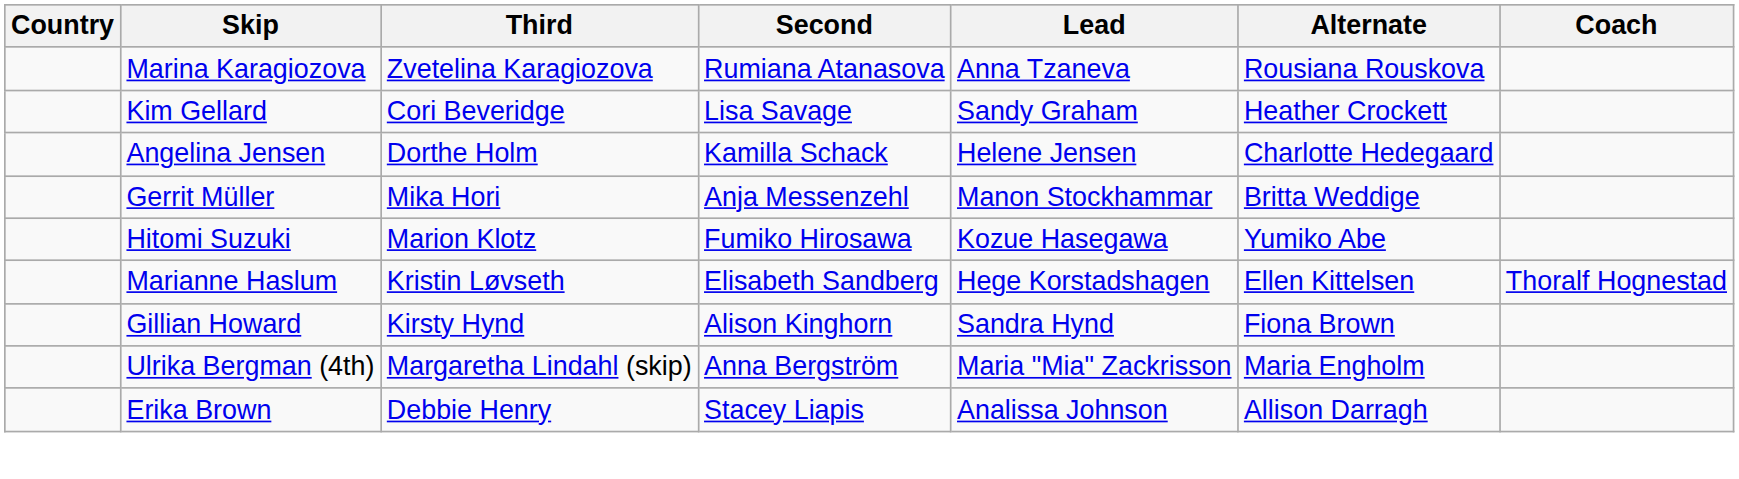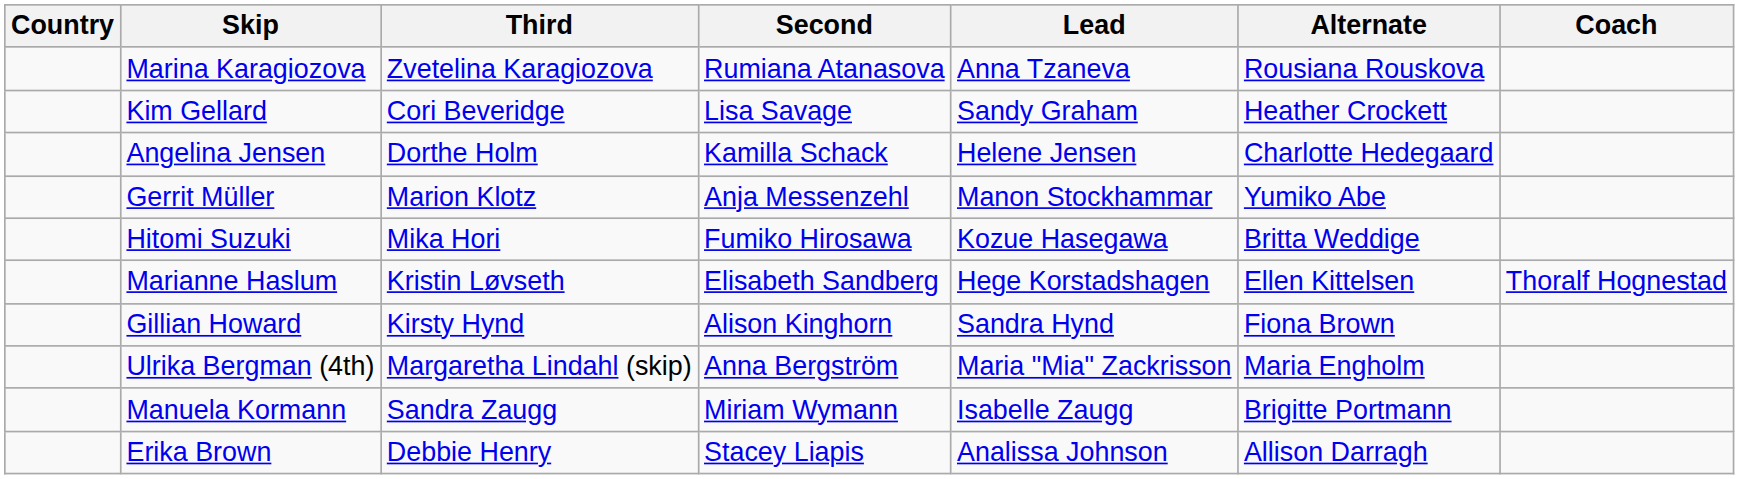(444, 196) Mika Hori -> (462, 196) Marion Klotz
(1332, 196) Britta Weddige -> (1315, 196) Yumiko Abe
(462, 238) Marion Klotz -> (444, 238) Mika Hori
(1315, 238) Yumiko Abe -> (1332, 238) Britta Weddige
+ row: (236, 409)
